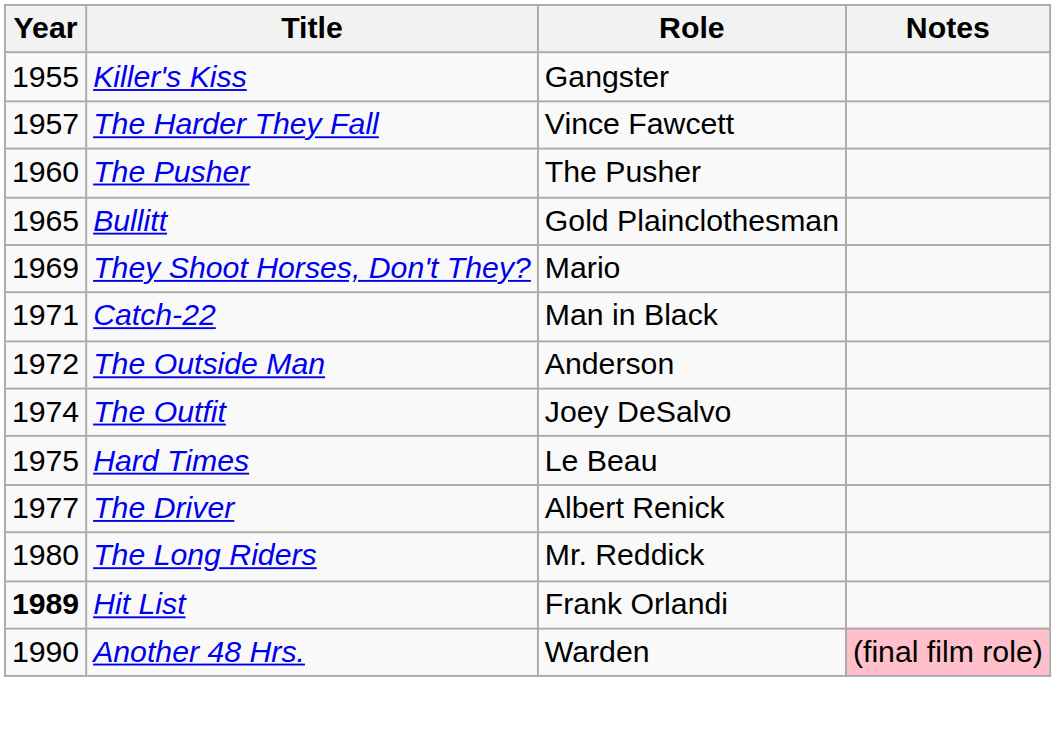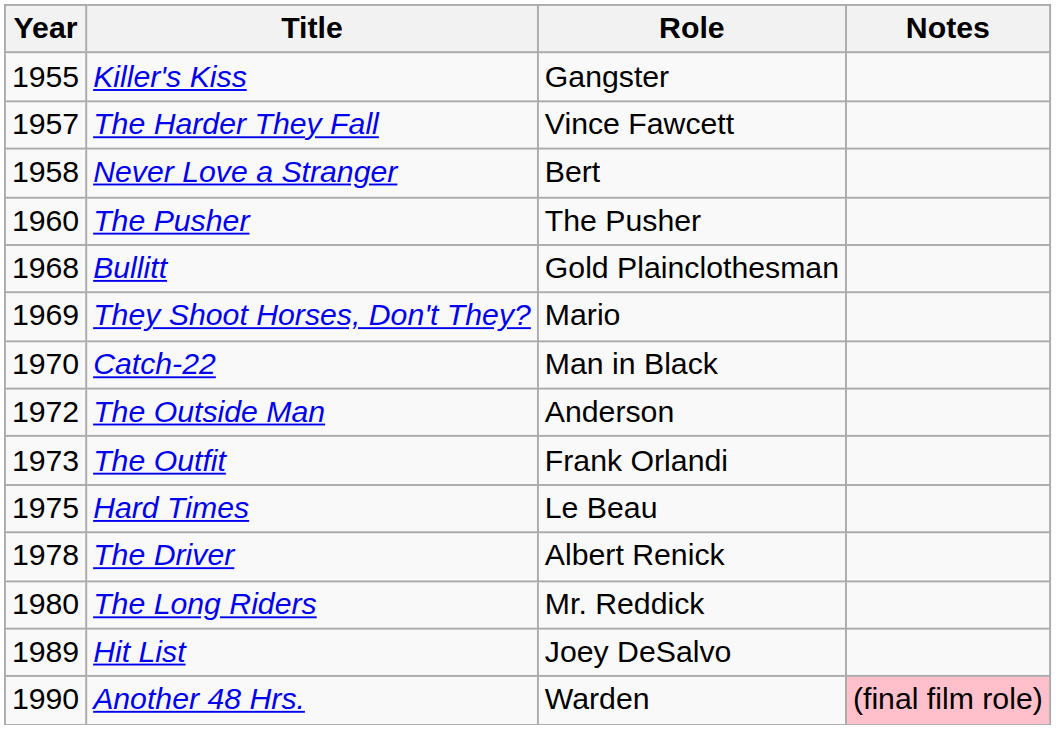+ row: (245, 172)
(46, 220) 1965 -> (46, 268) 1968
(46, 316) 1971 -> (46, 364) 1970
(46, 412) 1974 -> (46, 460) 1973
(638, 412) Joey DeSalvo -> (636, 460) Frank Orlandi
(46, 508) 1977 -> (46, 556) 1978
(46, 603) bold -> (46, 651) normal
(636, 603) Frank Orlandi -> (638, 651) Joey DeSalvo
